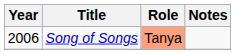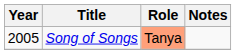(23, 37) 2006 -> (23, 37) 2005
